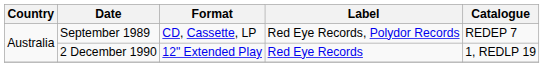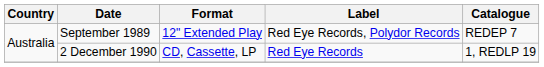(209, 33) CD, Cassette, LP -> (212, 33) 12" Extended Play
(212, 52) 12" Extended Play -> (209, 52) CD, Cassette, LP
